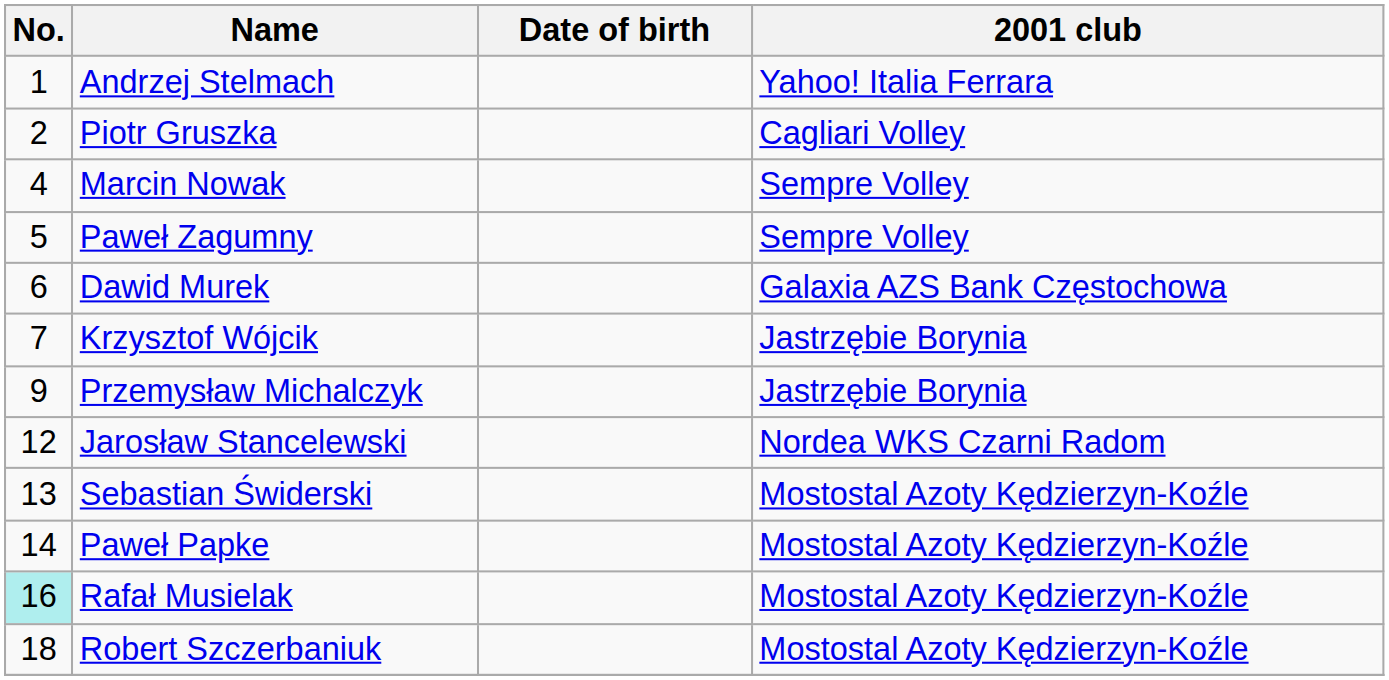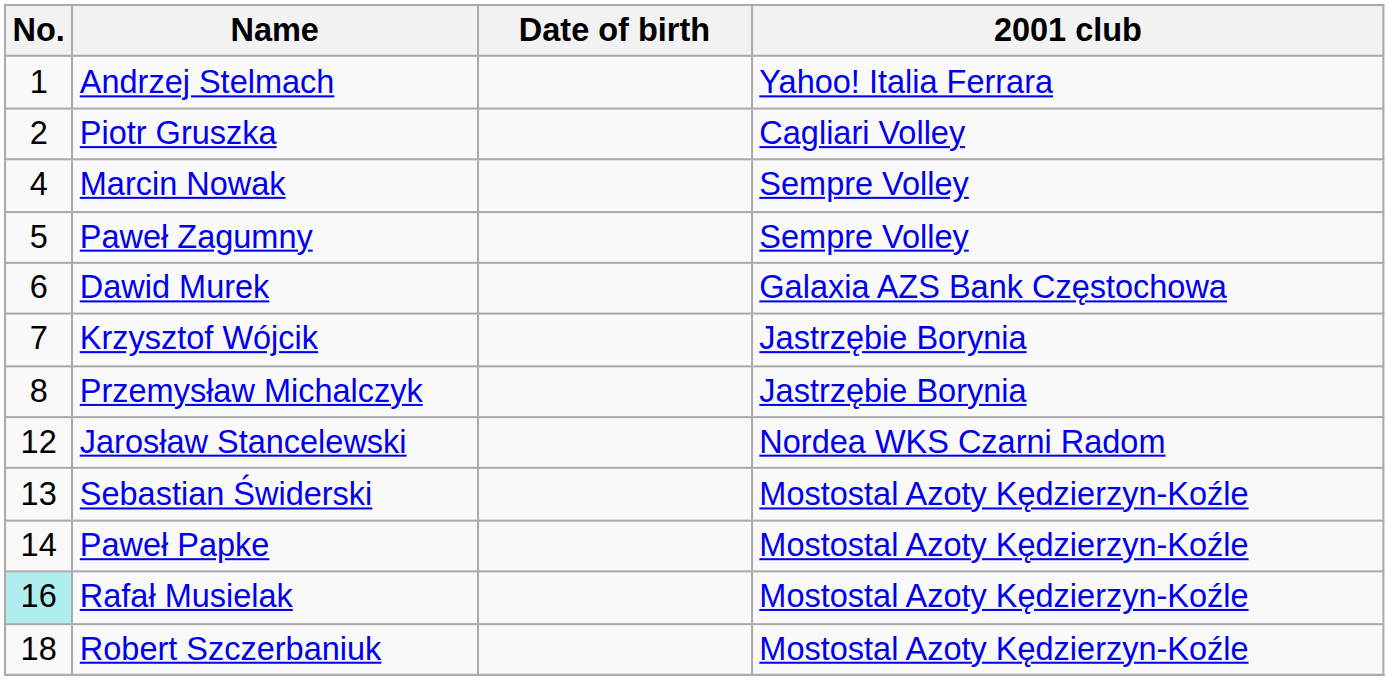(39, 390) 9 -> (39, 390) 8
